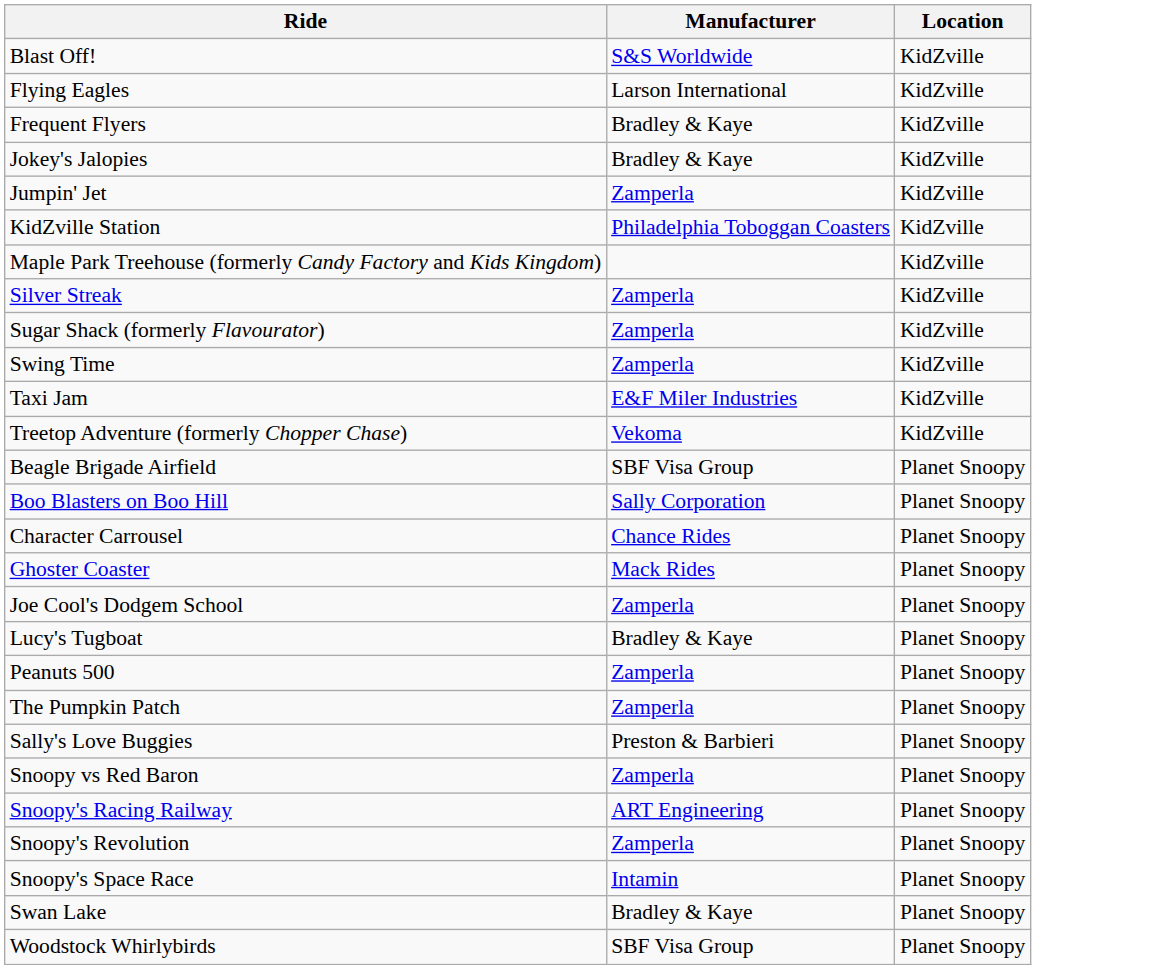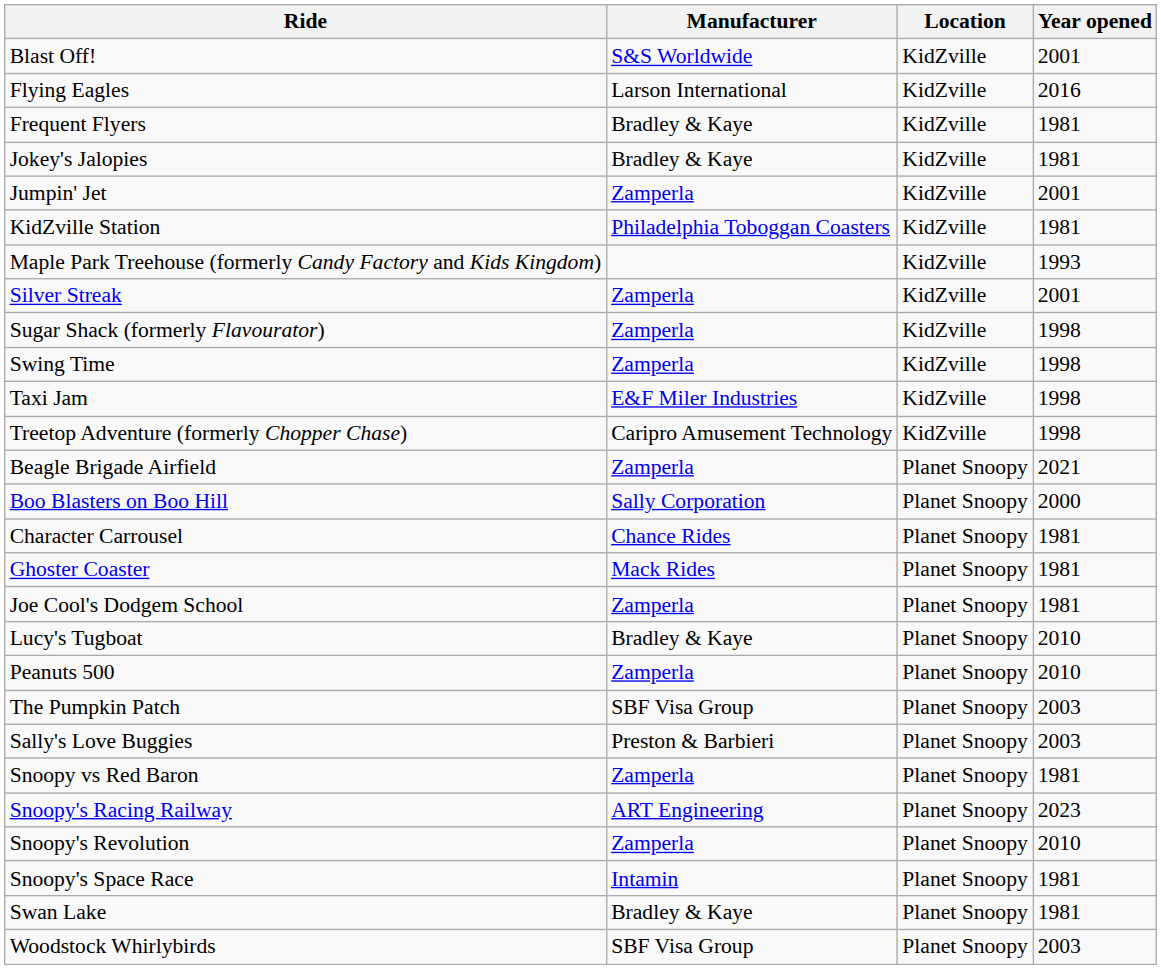+ column: (1095, 21)
(647, 432) Vekoma -> (752, 432) Caripro Amusement Technology
(682, 466) SBF Visa Group -> (653, 466) Zamperla
(653, 706) Zamperla -> (682, 706) SBF Visa Group
